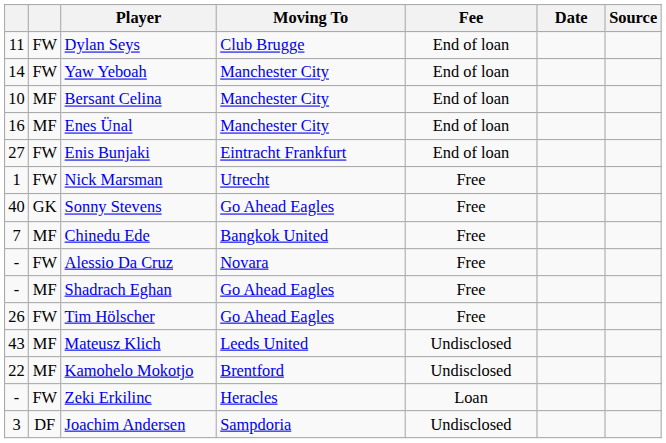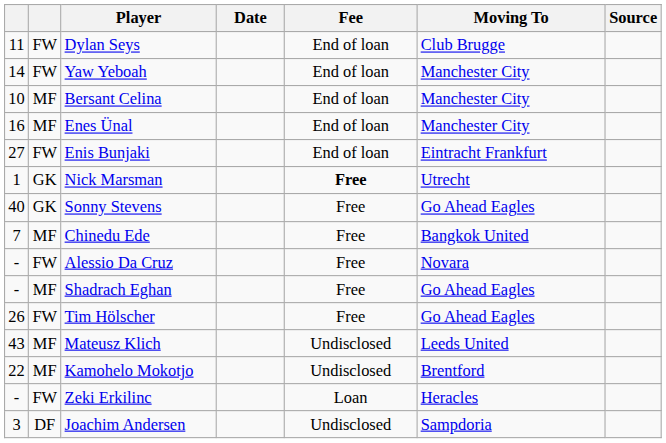columns swapped: (311, 18) <-> (571, 18)
(45, 180) FW -> (45, 180) GK
(471, 180) normal -> (351, 180) bold
